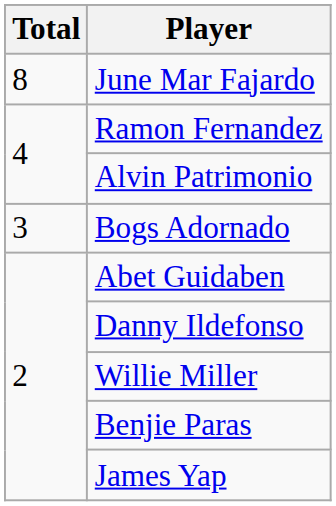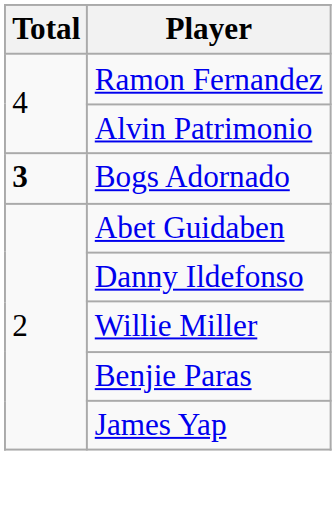- row: (205, 78)
(20, 227) normal -> (20, 177) bold
